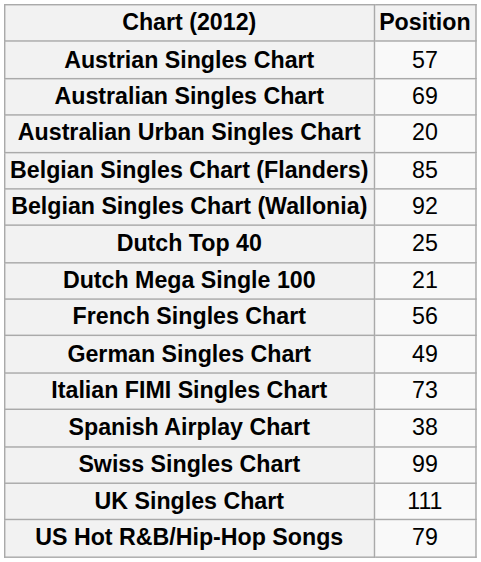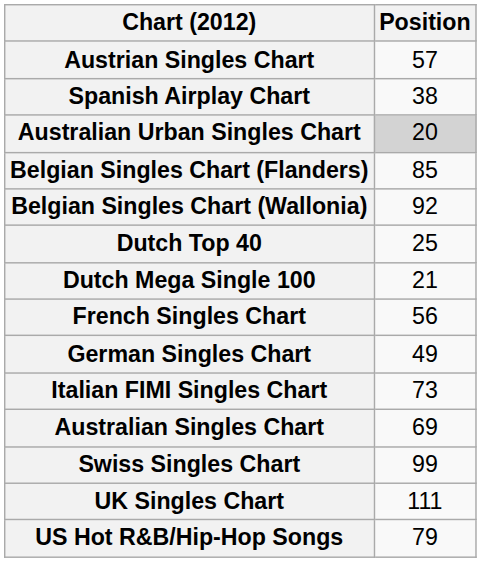rows swapped: (189, 96) <-> (189, 427)
(425, 133) no background -> (425, 133) lightgrey background
